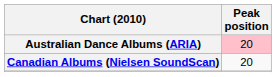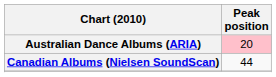(247, 62) 20 -> (247, 62) 44
